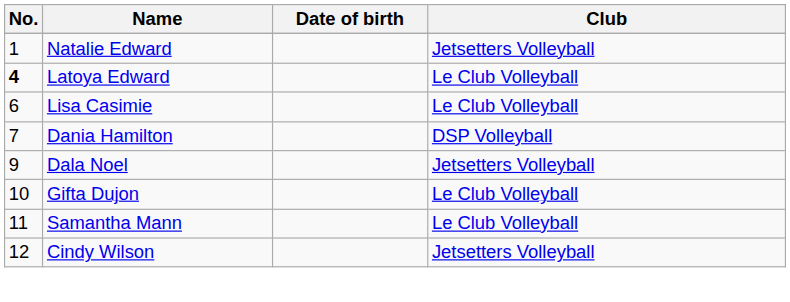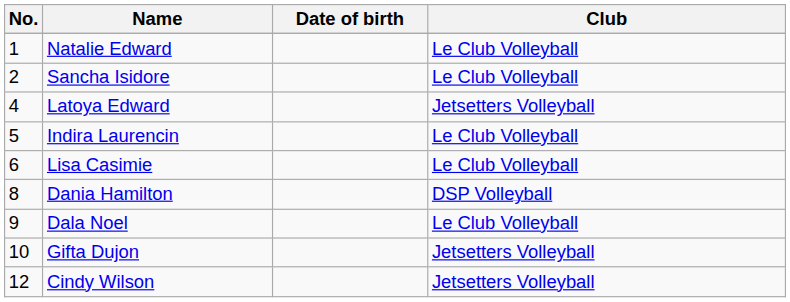(513, 48) Jetsetters Volleyball -> (505, 48) Le Club Volleyball
+ row: (108, 77)
(14, 77) bold -> (14, 106) normal
(505, 77) Le Club Volleyball -> (513, 106) Jetsetters Volleyball
+ row: (113, 135)
(14, 135) 7 -> (14, 194) 8
(513, 164) Jetsetters Volleyball -> (505, 223) Le Club Volleyball
(505, 194) Le Club Volleyball -> (513, 252) Jetsetters Volleyball
- row: (114, 223)
